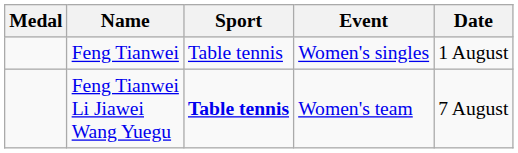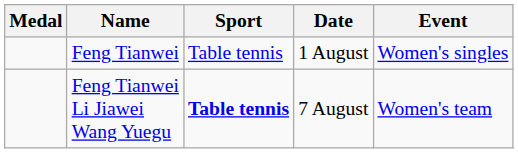columns swapped: (364, 20) <-> (473, 20)
